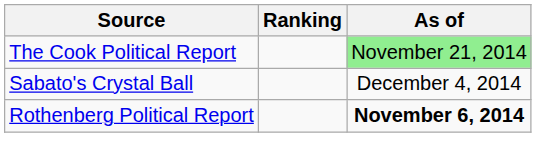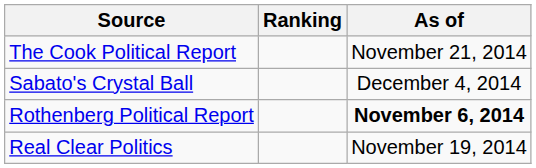(439, 52) lightgreen background -> (439, 52) no background
+ row: (91, 147)
